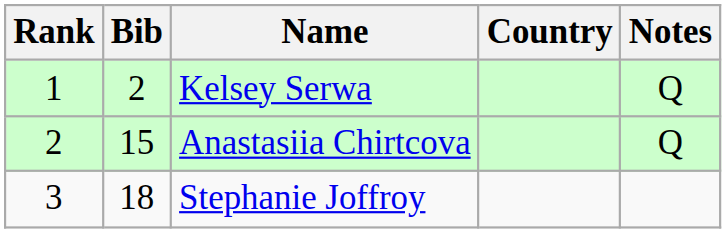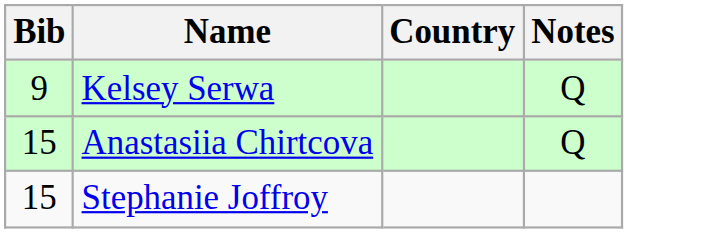- column: (54, 32)
(137, 87) 2 -> (39, 87) 9
(137, 198) 18 -> (39, 198) 15
